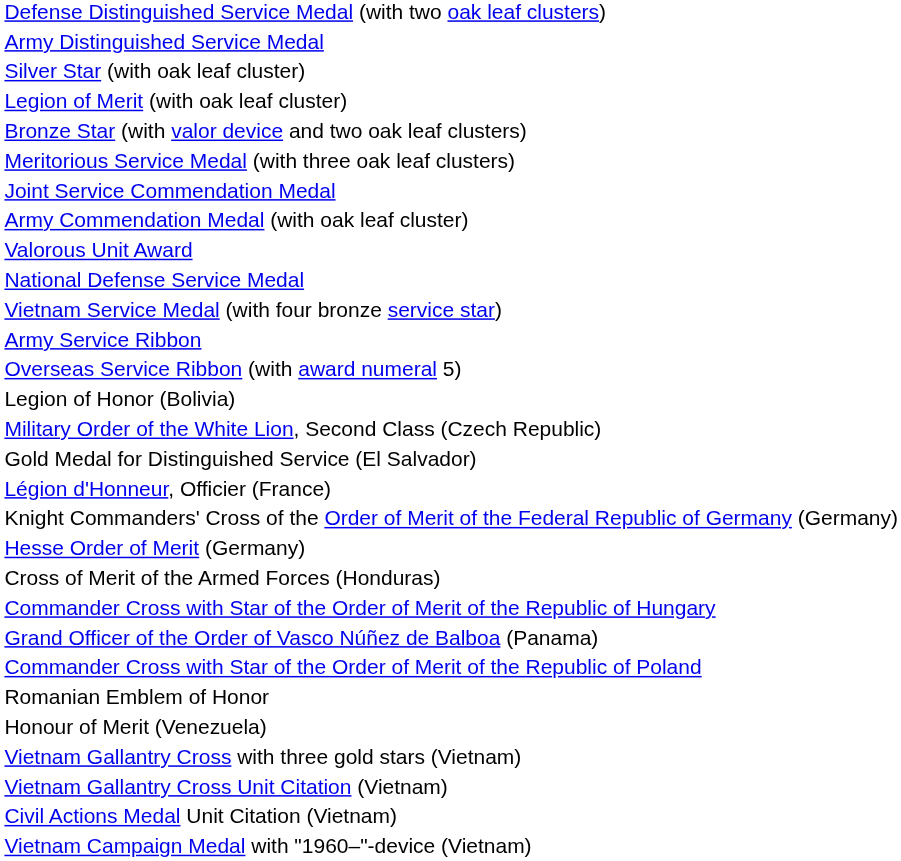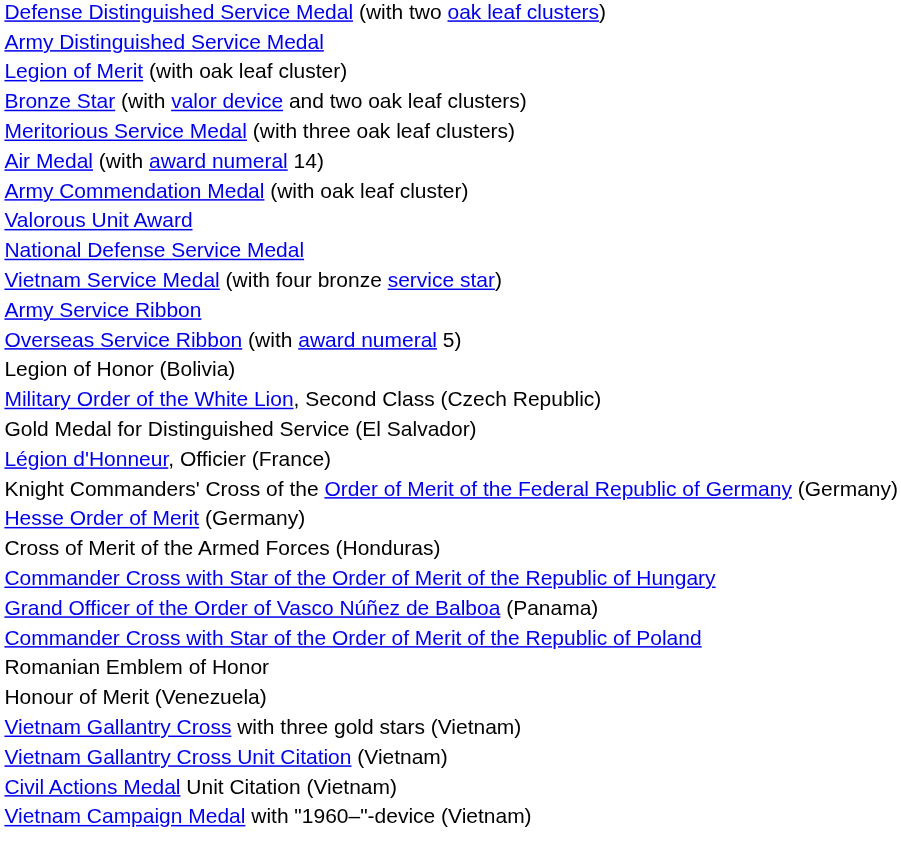- row: (155, 71)
+ row: (164, 160)
- row: (170, 190)
